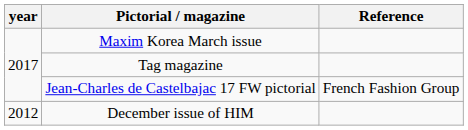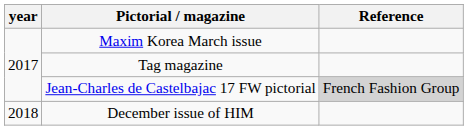(391, 88) no background -> (391, 88) lightgrey background
(23, 112) 2012 -> (23, 112) 2018
